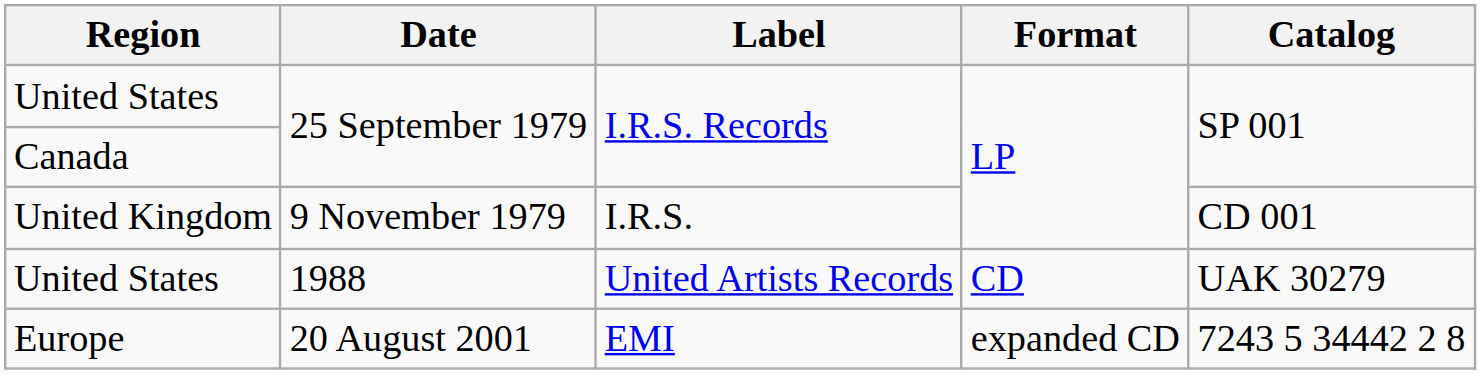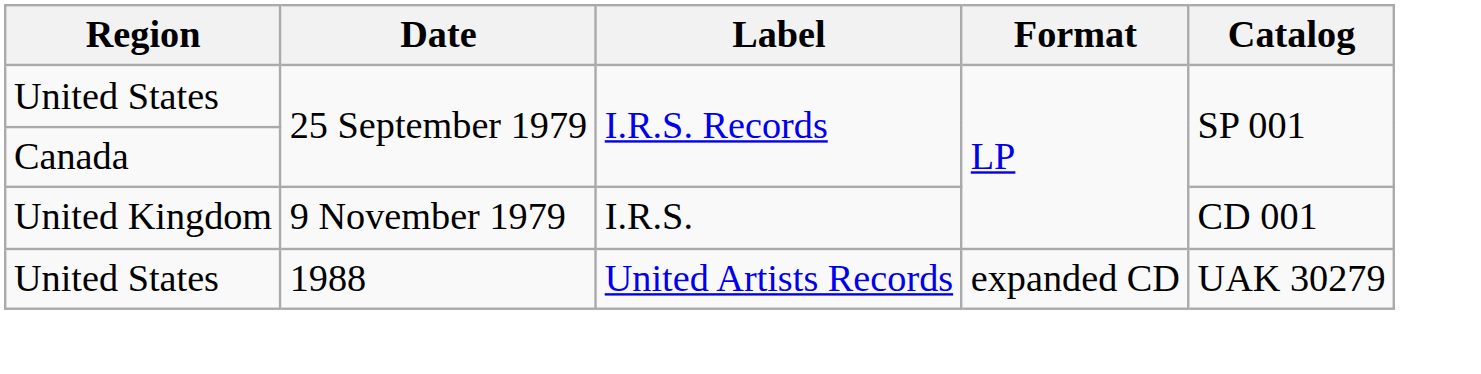(997, 277) CD -> (1075, 277) expanded CD
- row: (69, 338)
